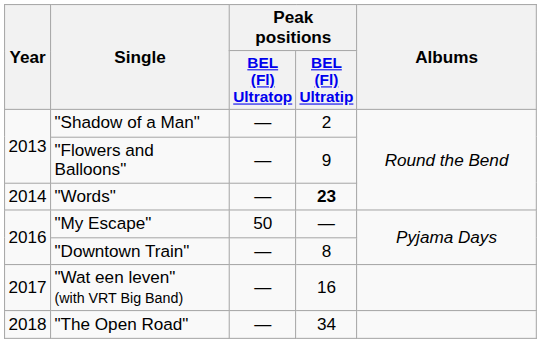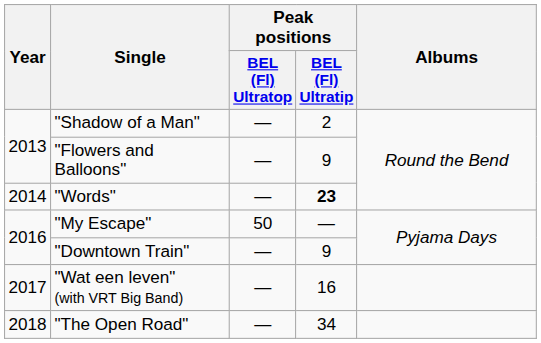(326, 250) 8 -> (326, 250) 9
